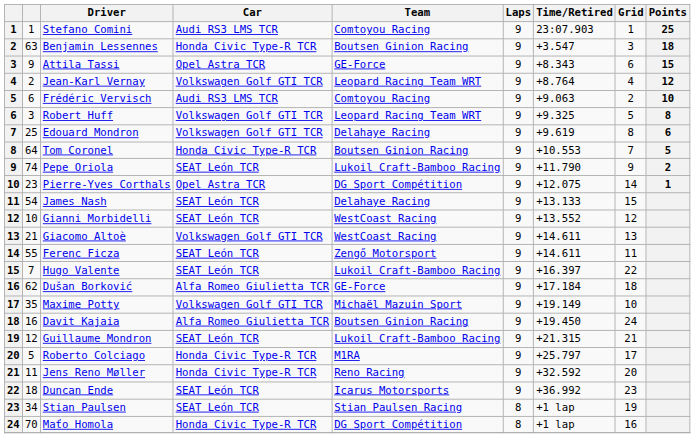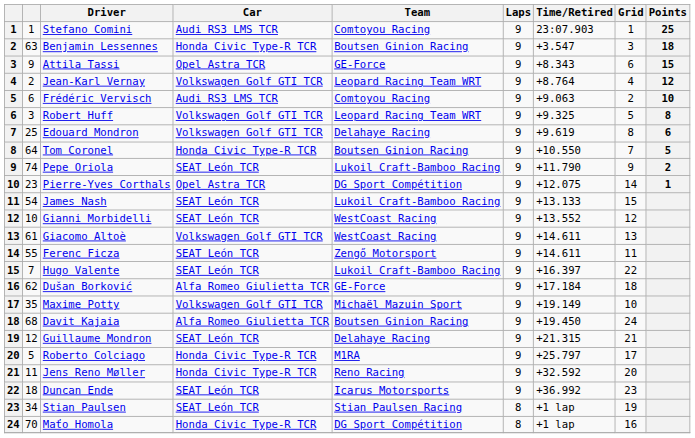(559, 151) +10.553 -> (559, 151) +10.550
(382, 202) Delahaye Racing -> (417, 202) Lukoil Craft-Bamboo Racing
(31, 236) 21 -> (31, 236) 61
(31, 322) 16 -> (31, 322) 68
(417, 339) Lukoil Craft-Bamboo Racing -> (382, 339) Delahaye Racing
